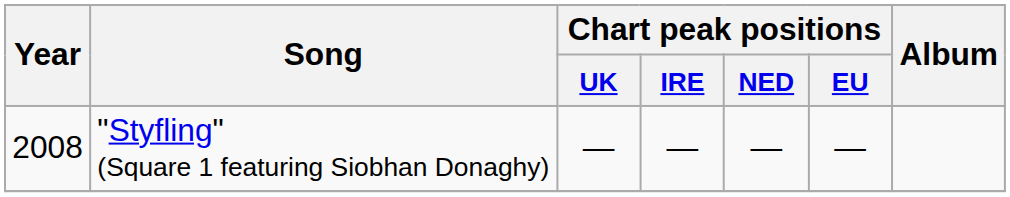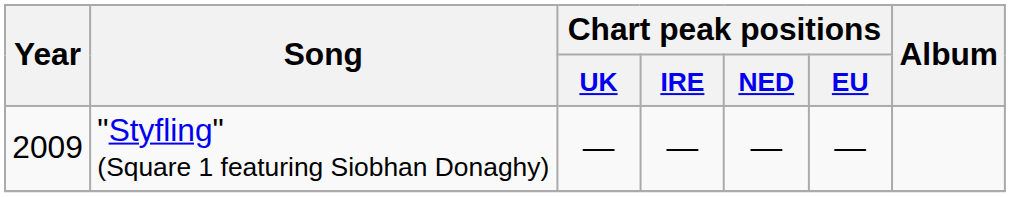(48, 147) 2008 -> (48, 147) 2009
